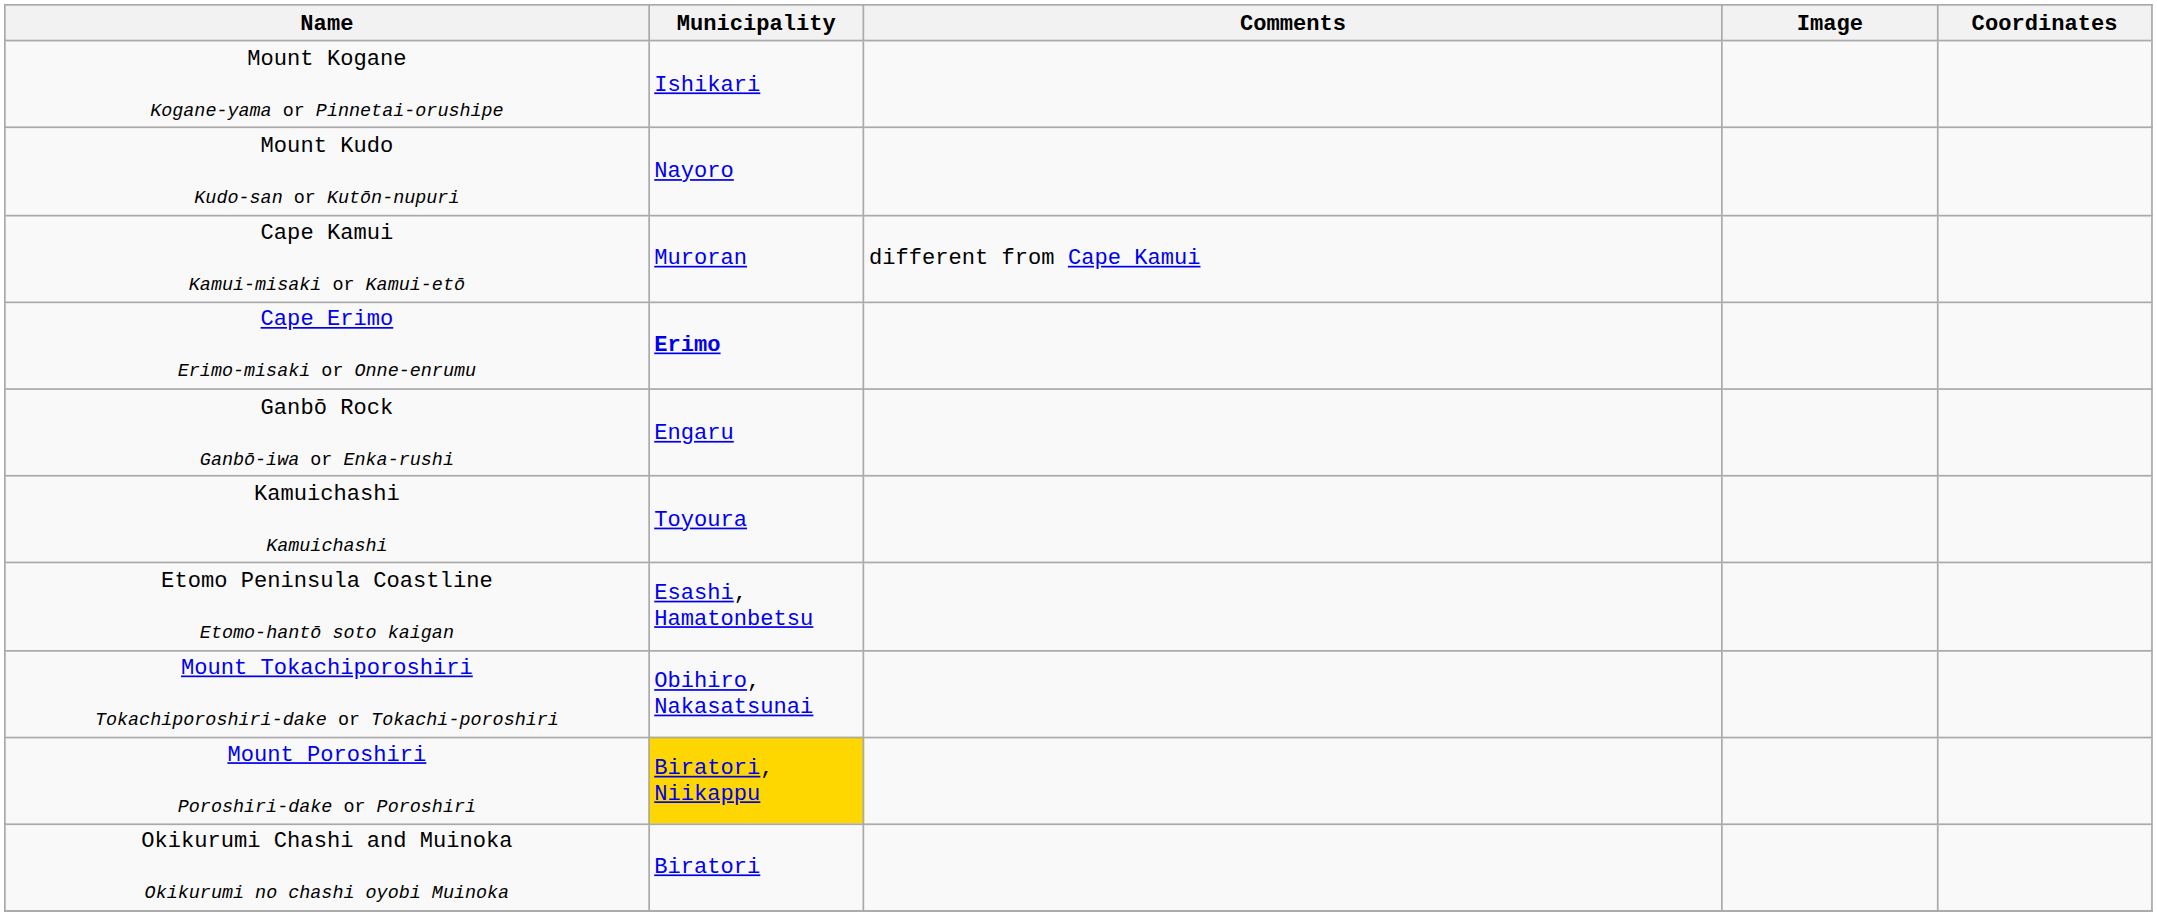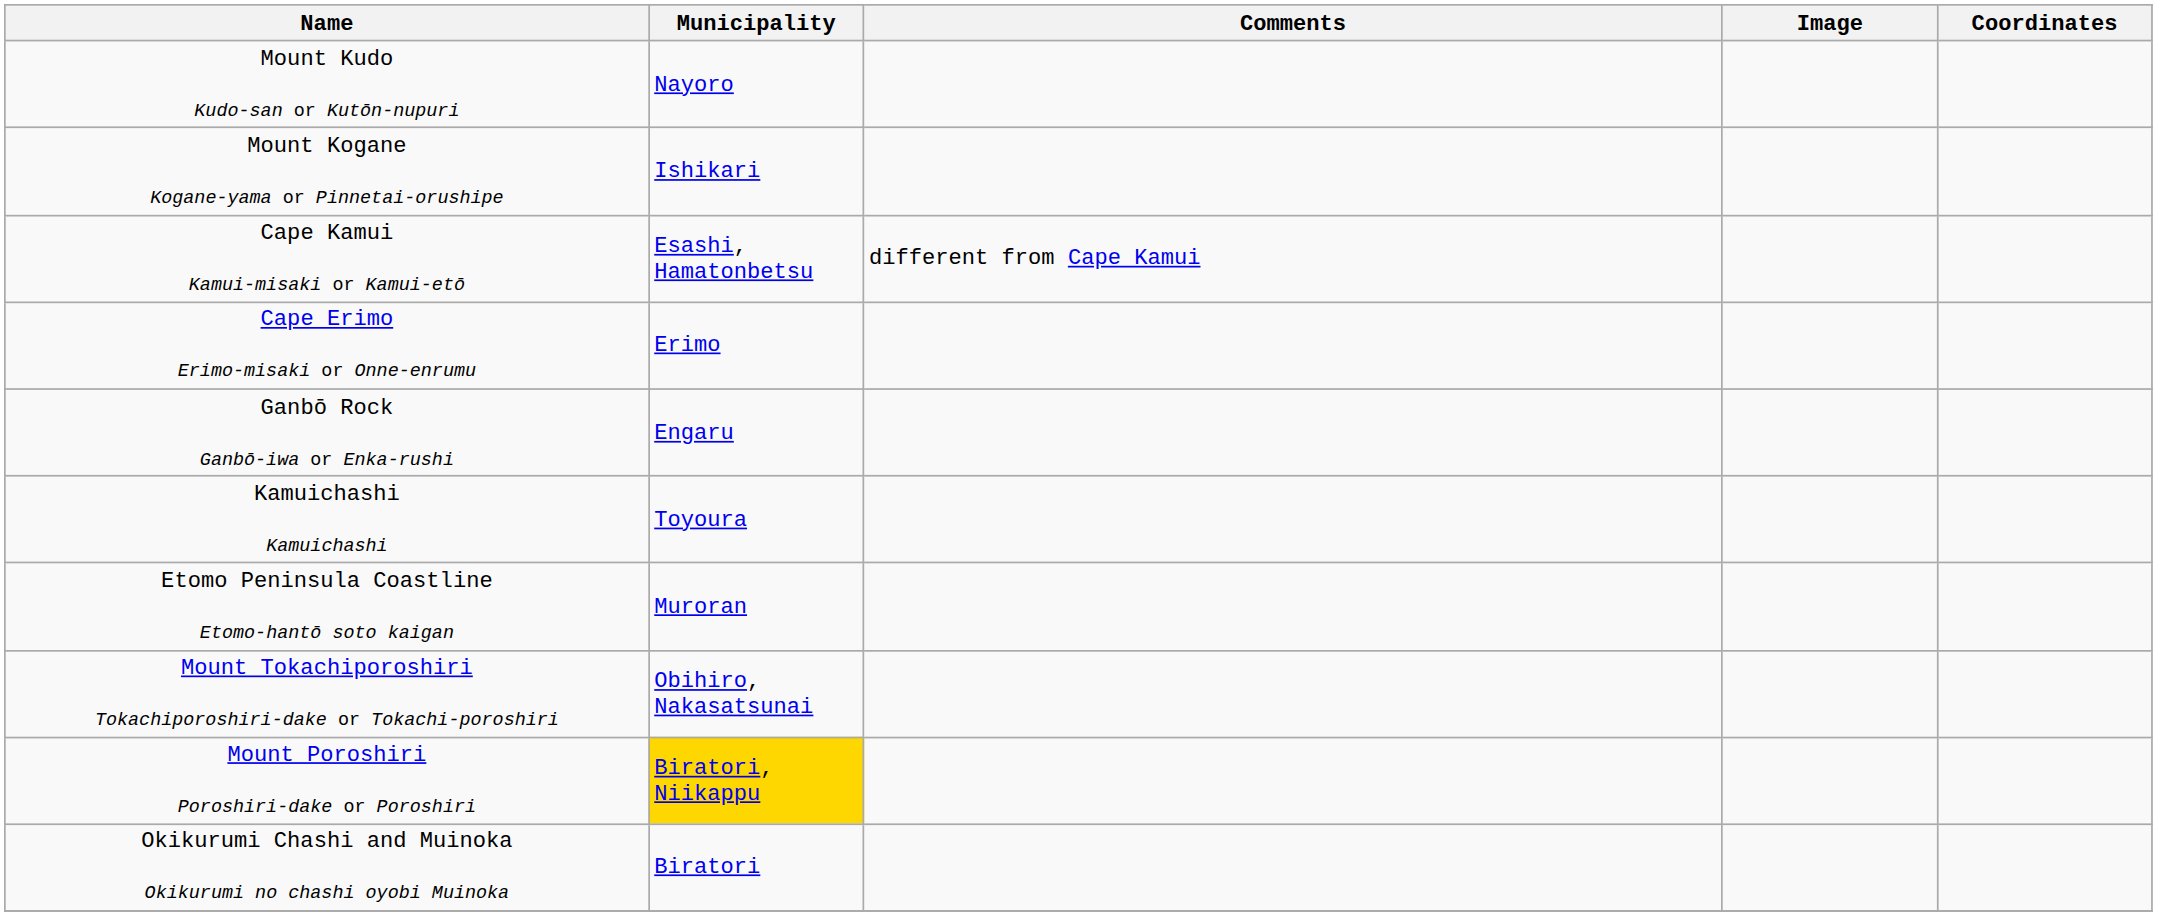rows swapped: (327, 171) <-> (327, 84)
(701, 258) Muroran -> (734, 258) Esashi, Hamatonbetsu
(687, 345) bold -> (687, 345) normal
(734, 606) Esashi, Hamatonbetsu -> (701, 606) Muroran
